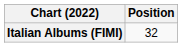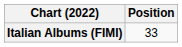(151, 32) 32 -> (151, 32) 33
